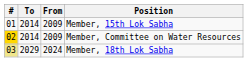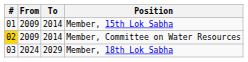columns swapped: (53, 11) <-> (29, 11)
(11, 50) khaki background -> (11, 50) no background
